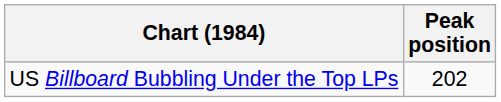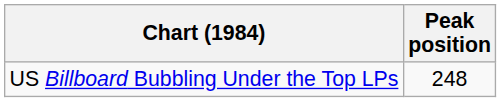(450, 79) 202 -> (450, 79) 248
